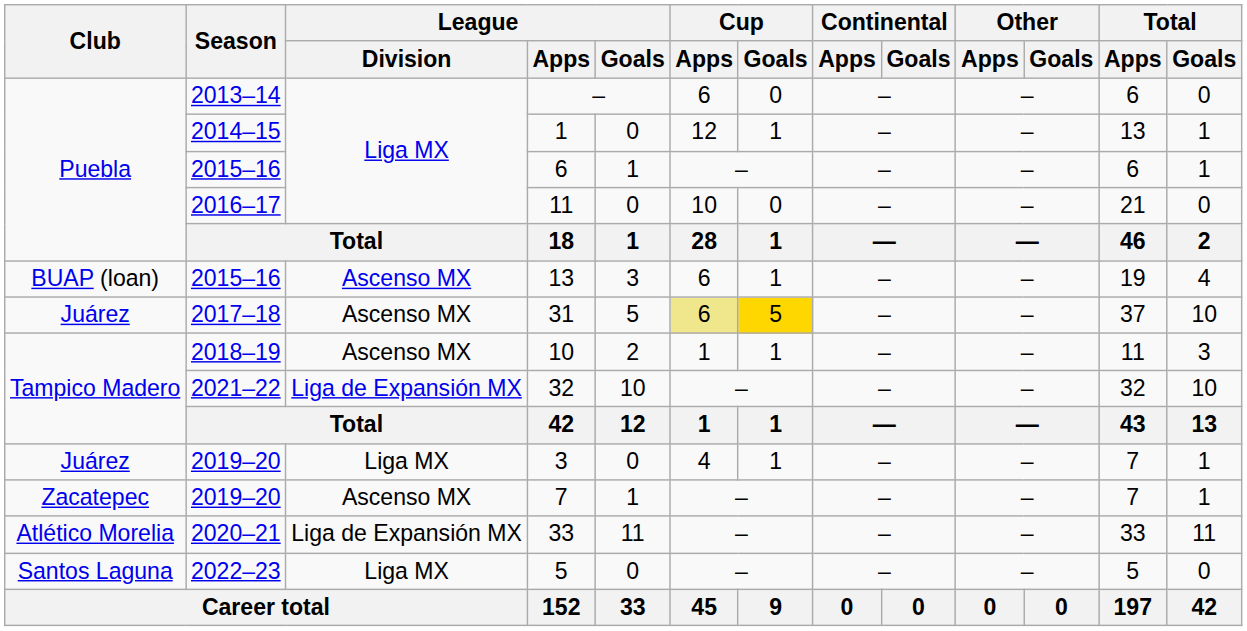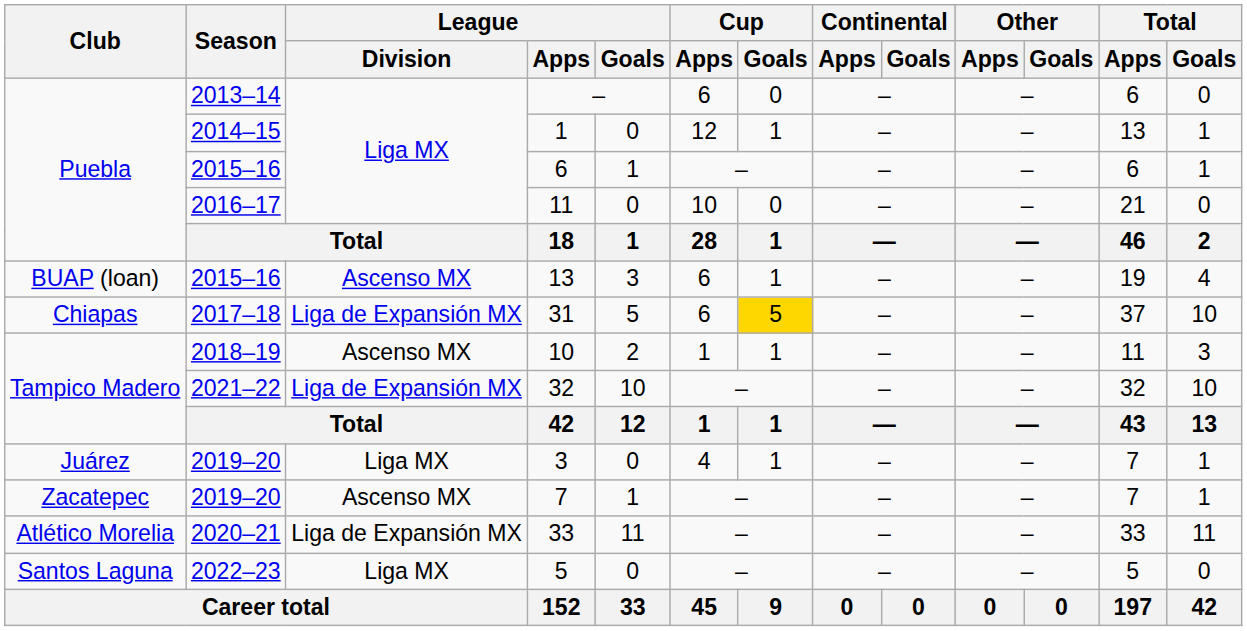(95, 315) Juárez -> (95, 315) Chiapas
(407, 315) Ascenso MX -> (407, 315) Liga de Expansión MX
(704, 315) khaki background -> (704, 315) no background
